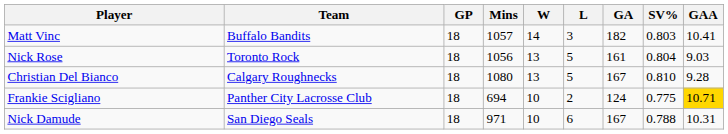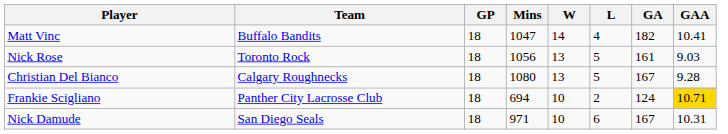- column: (663, 14)
(500, 35) 1057 -> (523, 35) 1047
(570, 35) 3 -> (596, 35) 4
